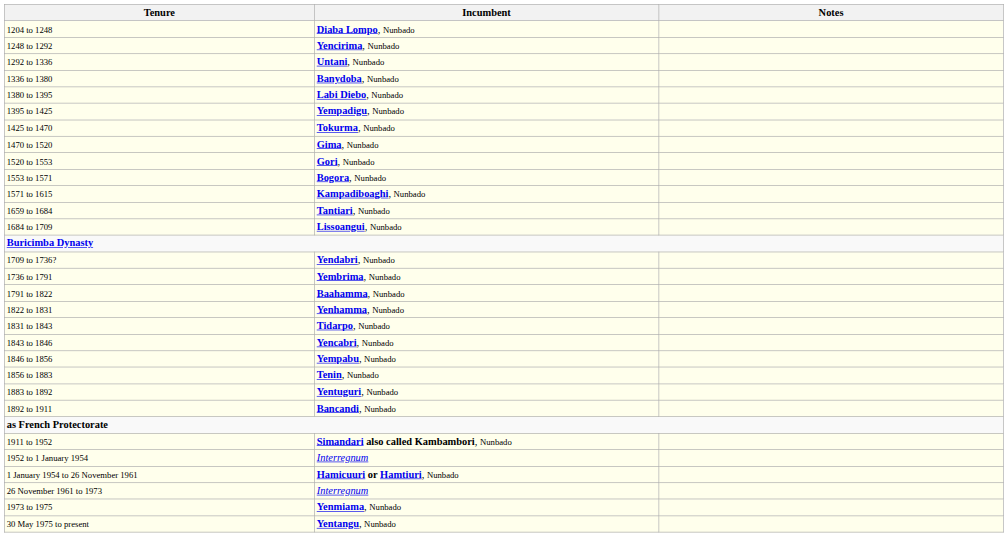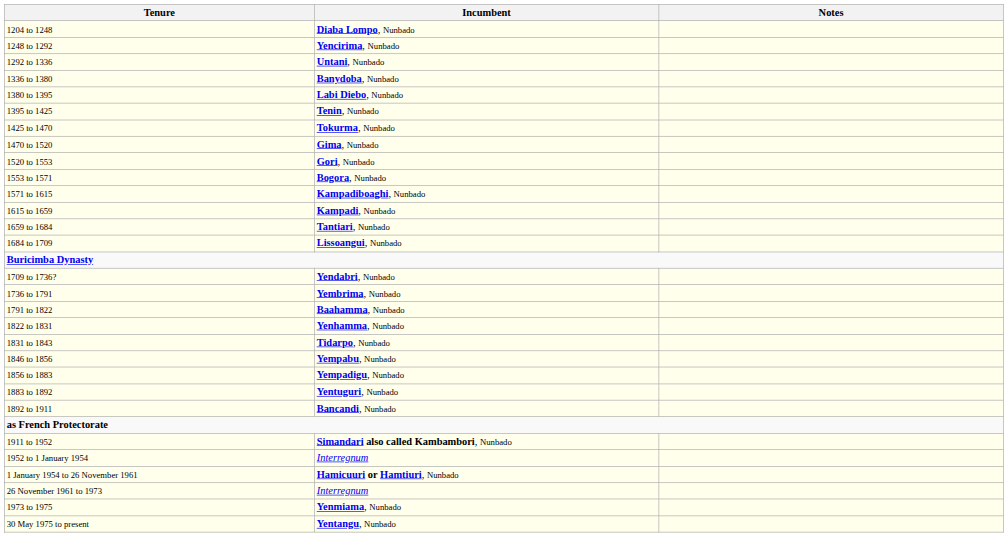(360, 111) Yempadigu, Nunbado -> (348, 111) Tenin, Nunbado
+ row: (30, 211)
- row: (30, 343)
(348, 375) Tenin, Nunbado -> (360, 375) Yempadigu, Nunbado
